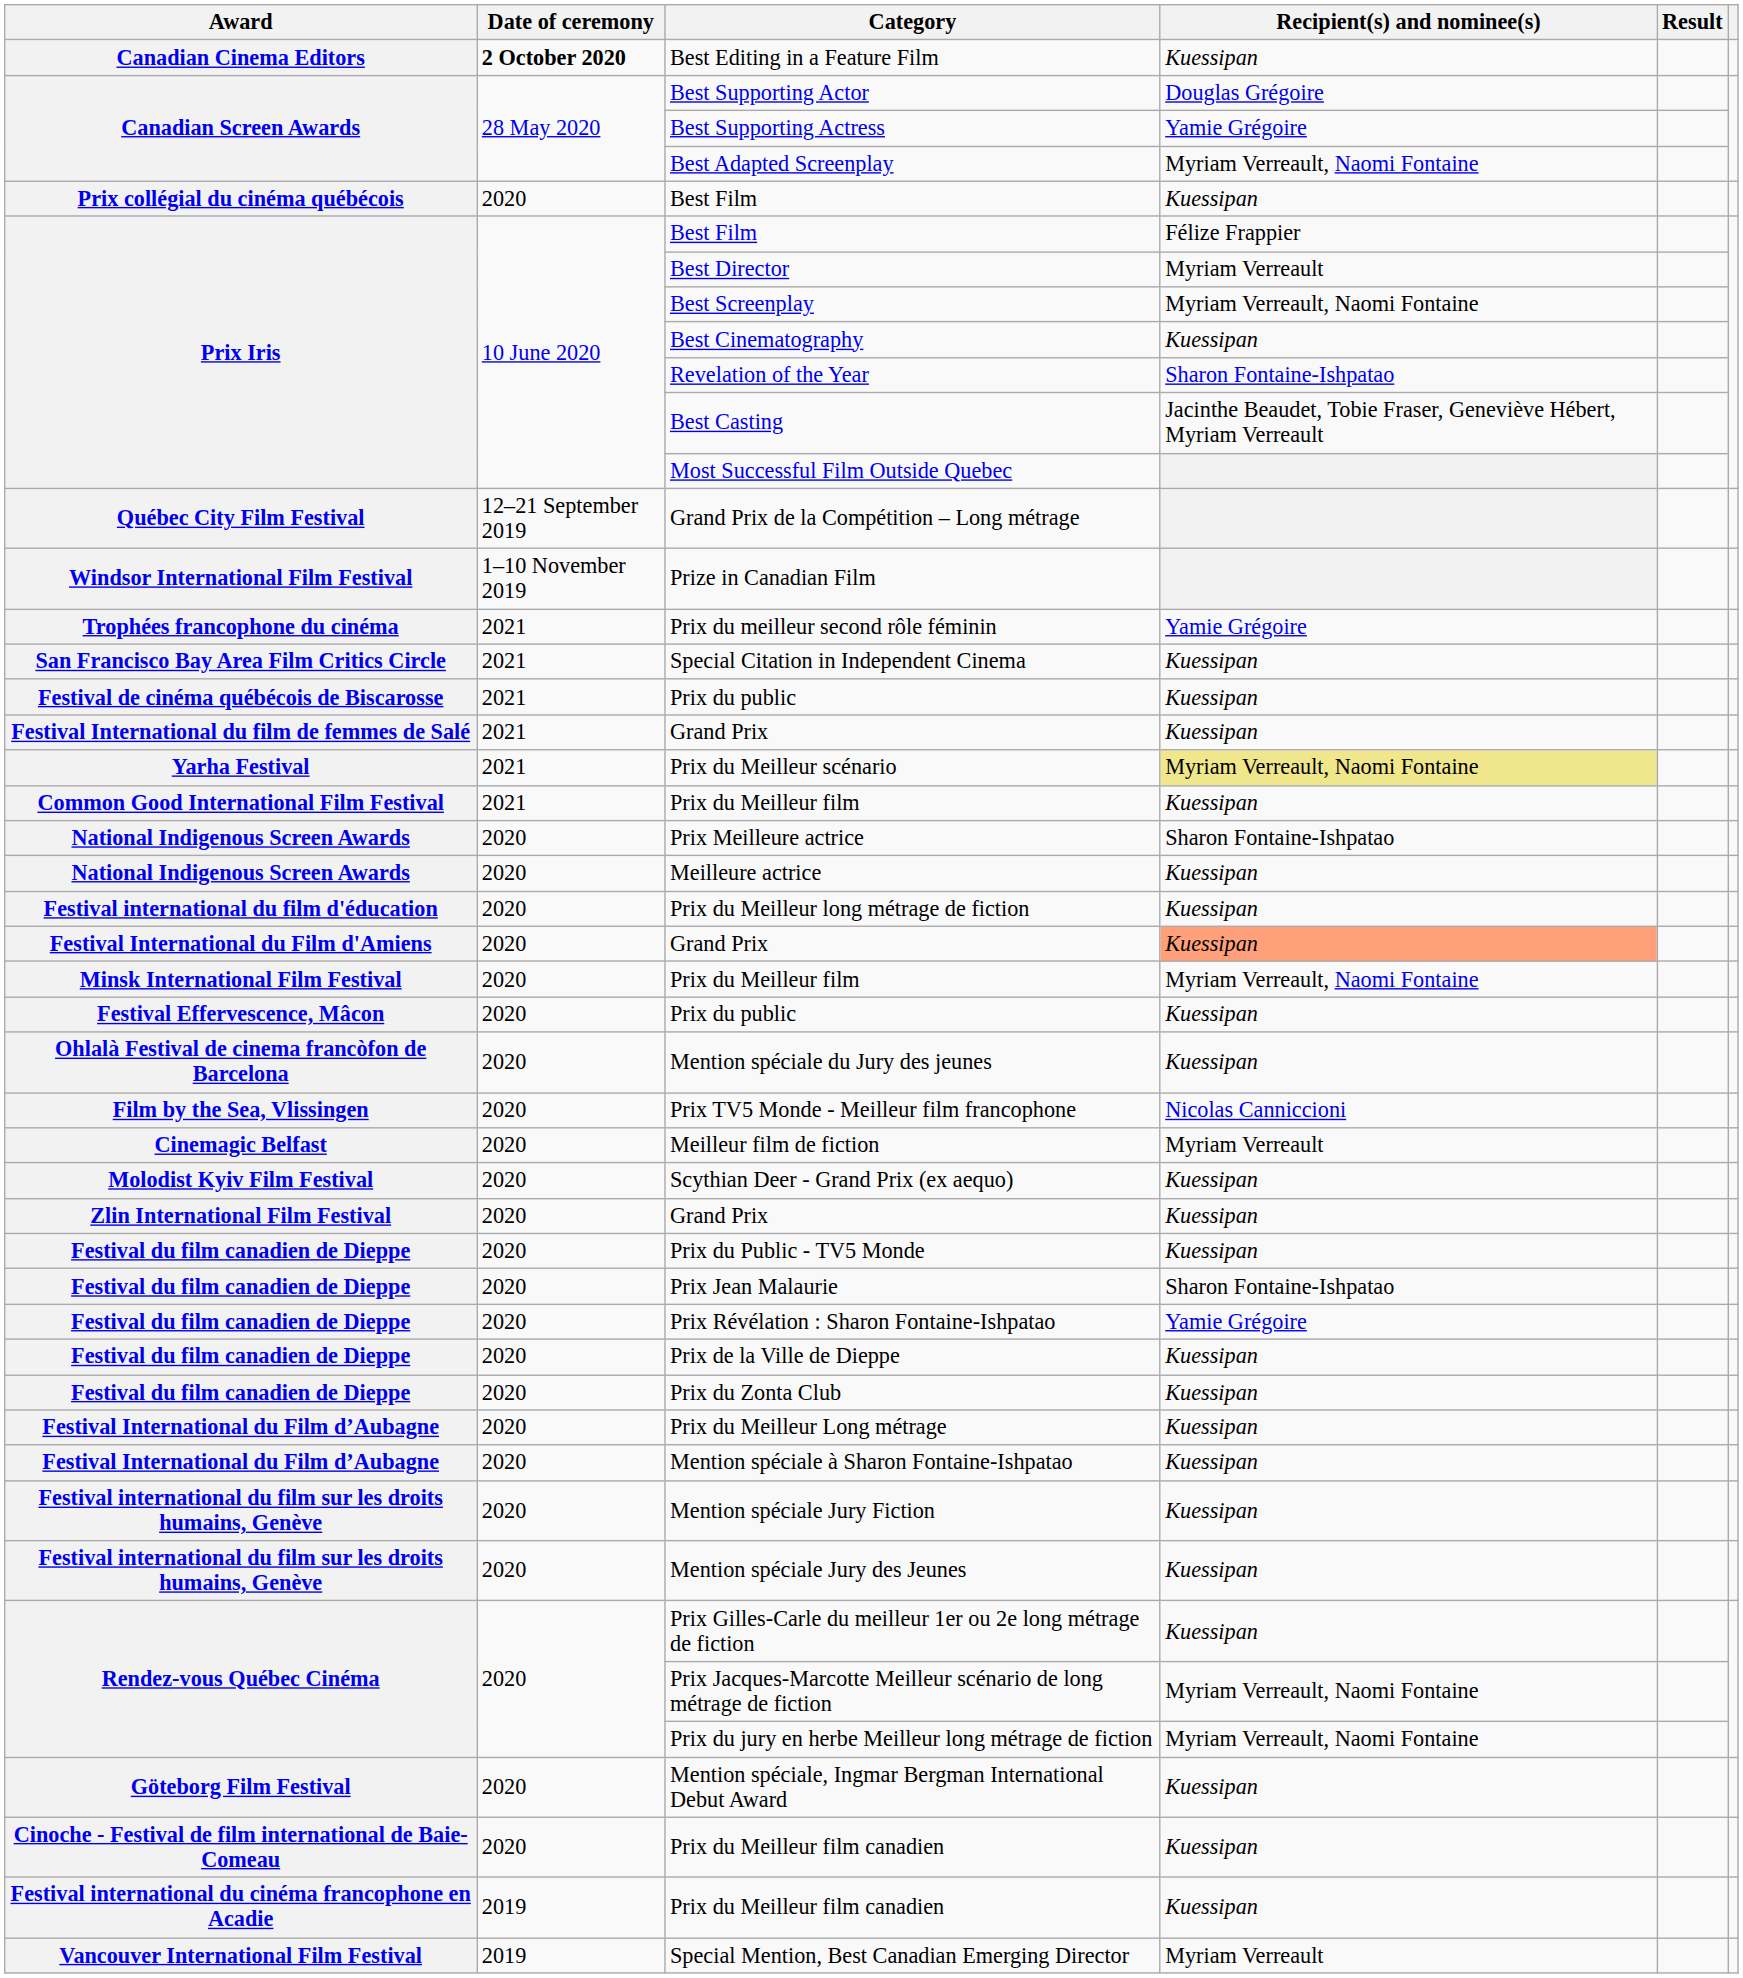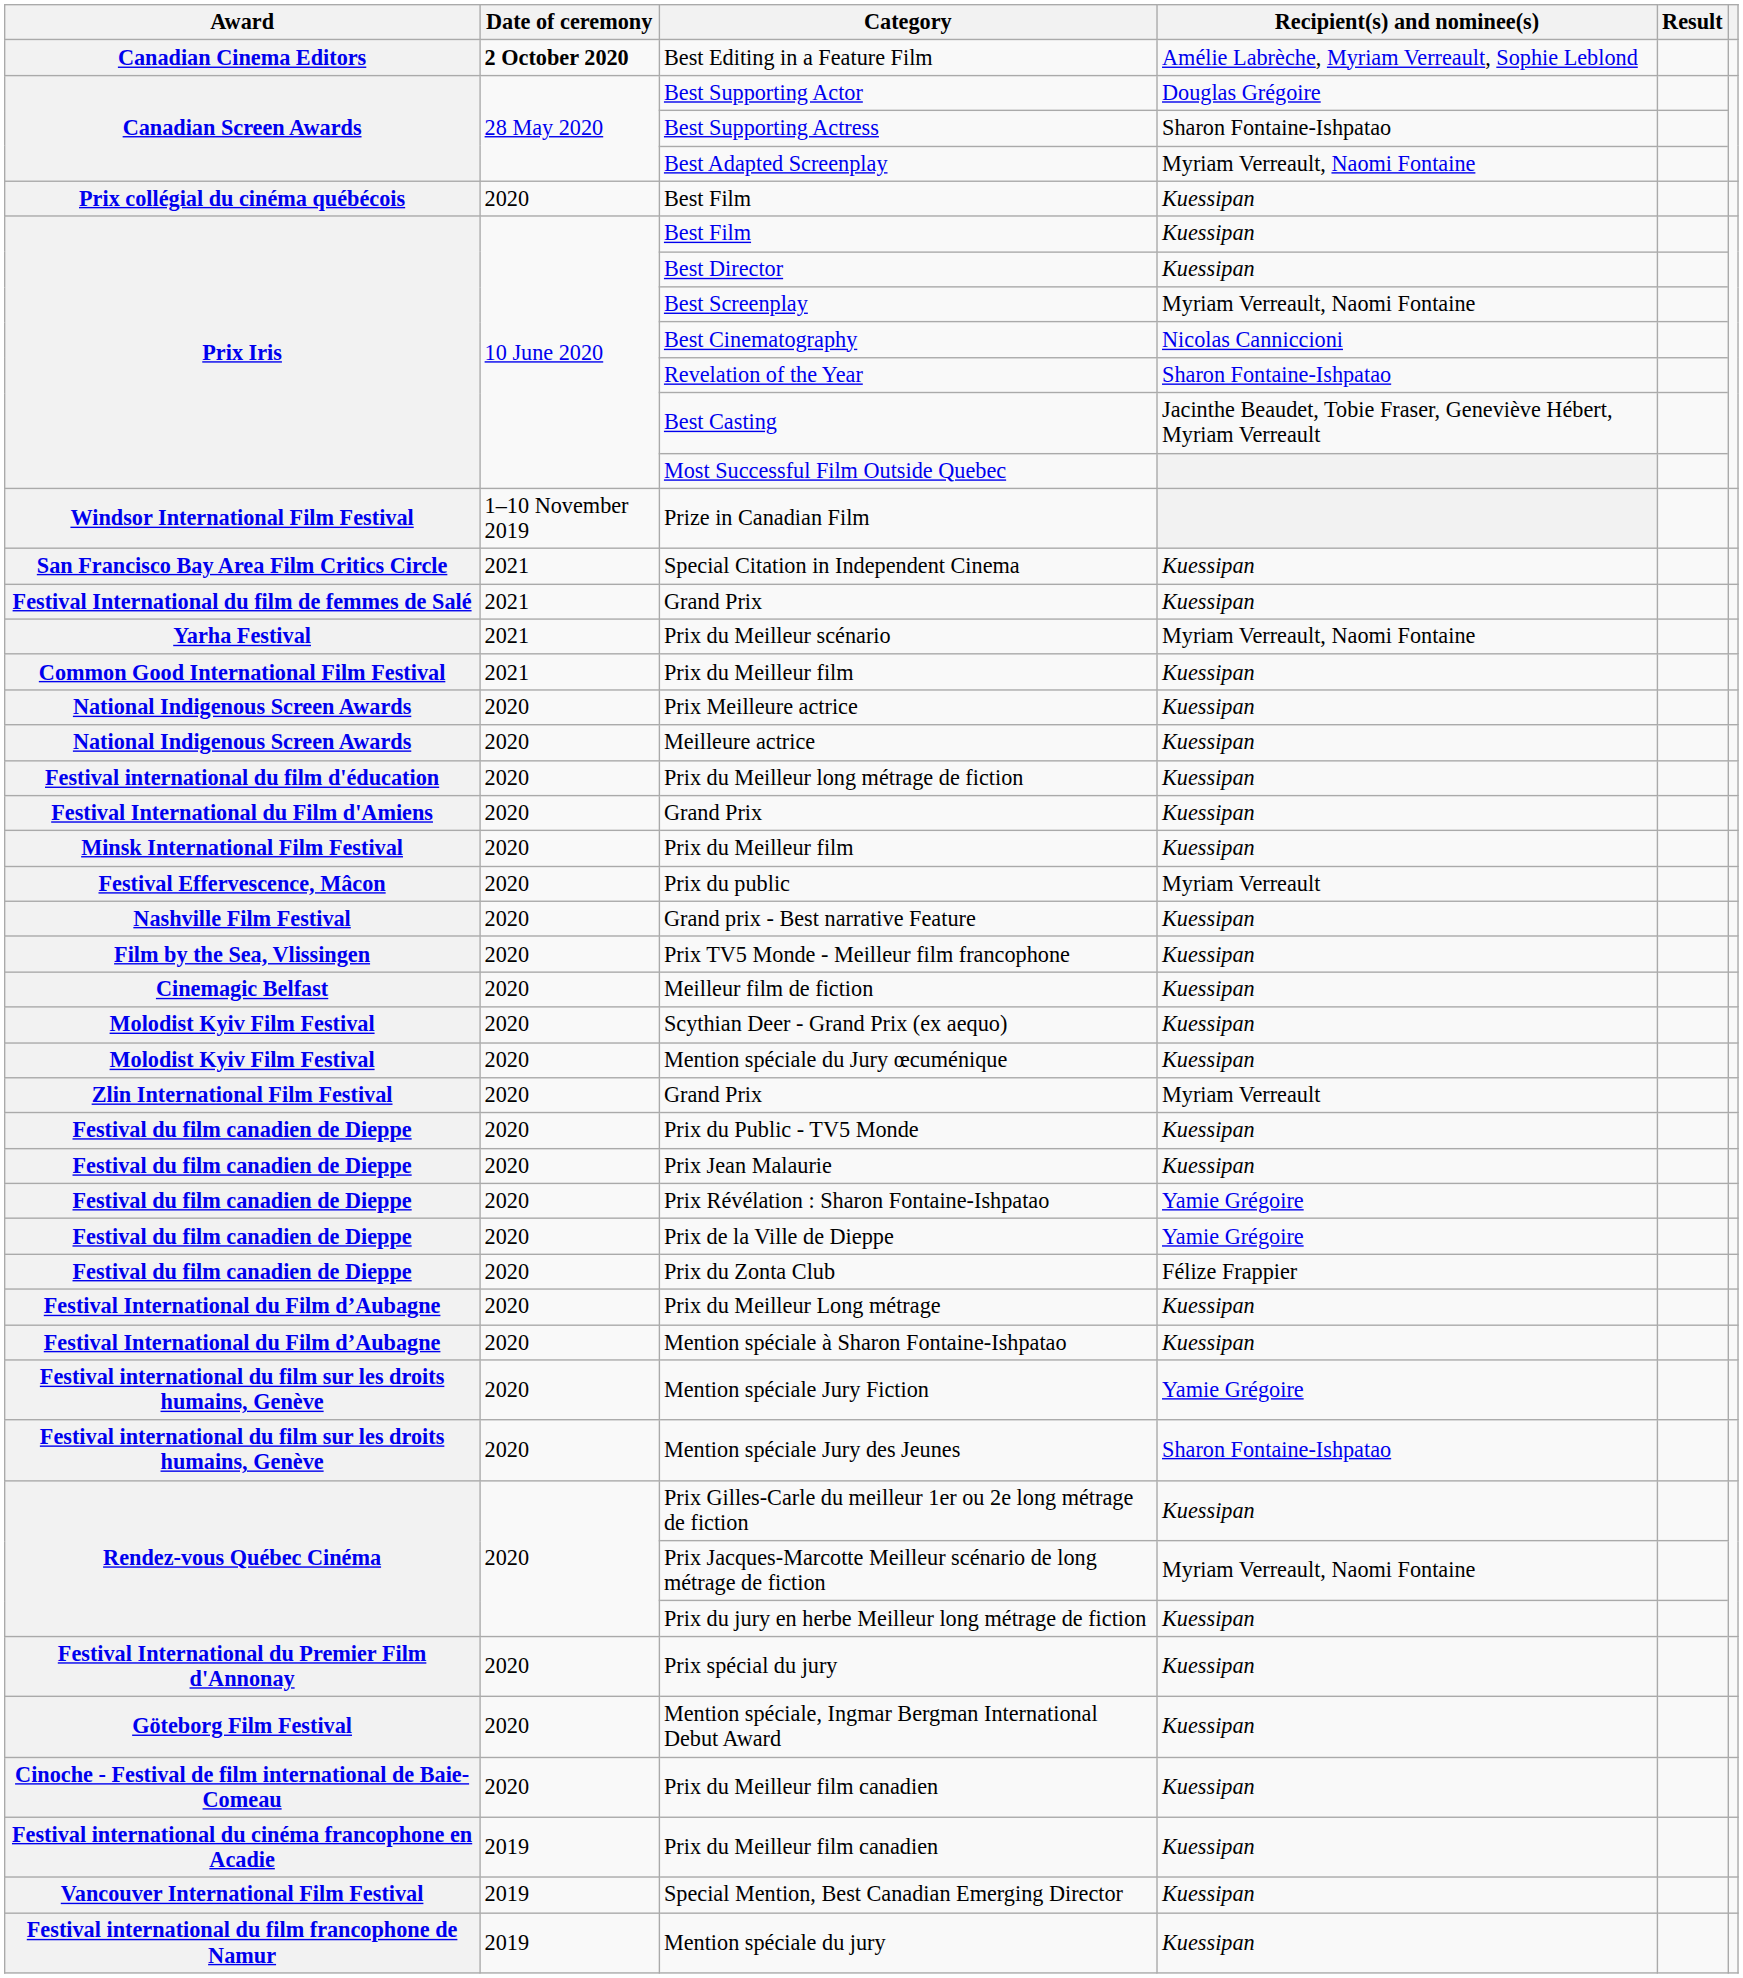(1212, 57) Kuessipan -> (1400, 57) Amélie Labrèche, Myriam Verreault, Sophie Leblond
(1236, 127) Yamie Grégoire -> (1277, 127) Sharon Fontaine-Ishpatao
(1233, 233) Félize Frappier -> (1208, 233) Kuessipan
(1244, 269) Myriam Verreault -> (1208, 269) Kuessipan
(1212, 339) Kuessipan -> (1253, 339) Nicolas Canniccioni
- row: (241, 518)
- row: (241, 626)
- row: (241, 696)
(1322, 767) khaki background -> (1319, 636) no background
(1280, 837) Sharon Fontaine-Ishpatao -> (1208, 707) Kuessipan
(1212, 943) lightsalmon background -> (1208, 812) no background
(1322, 978) Myriam Verreault, Naomi Fontaine -> (1208, 848) Kuessipan
(1212, 1014) Kuessipan -> (1241, 883) Myriam Verreault
- row: (241, 1062)
+ row: (242, 918)
(1256, 1109) Nicolas Canniccioni -> (1208, 953) Kuessipan
(1244, 1145) Myriam Verreault -> (1208, 989) Kuessipan
+ row: (242, 1059)
(1212, 1215) Kuessipan -> (1241, 1095) Myriam Verreault
(1280, 1286) Sharon Fontaine-Ishpatao -> (1208, 1165) Kuessipan
(1212, 1356) Kuessipan -> (1233, 1236) Yamie Grégoire
(1212, 1391) Kuessipan -> (1230, 1271) Félize Frappier
(1212, 1510) Kuessipan -> (1233, 1389) Yamie Grégoire
(1212, 1570) Kuessipan -> (1277, 1450) Sharon Fontaine-Ishpatao
(1322, 1738) Myriam Verreault, Naomi Fontaine -> (1208, 1618) Kuessipan
+ row: (242, 1666)
(1244, 1955) Myriam Verreault -> (1208, 1894) Kuessipan
+ row: (242, 1942)
